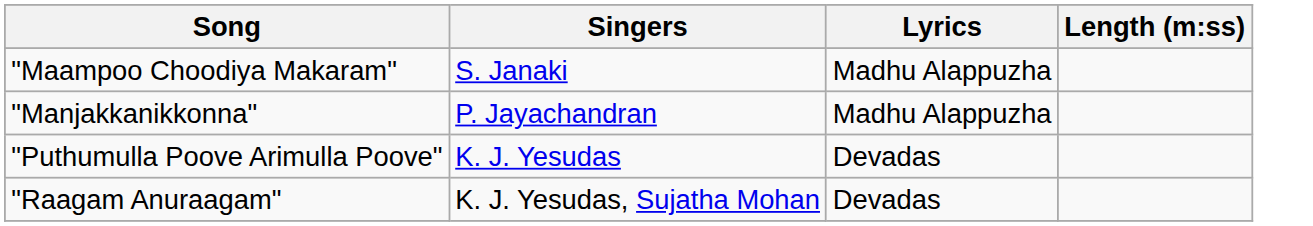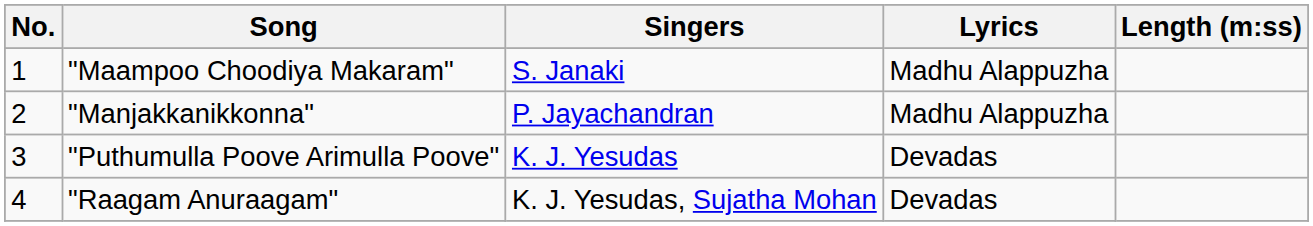+ column: (33, 27)
